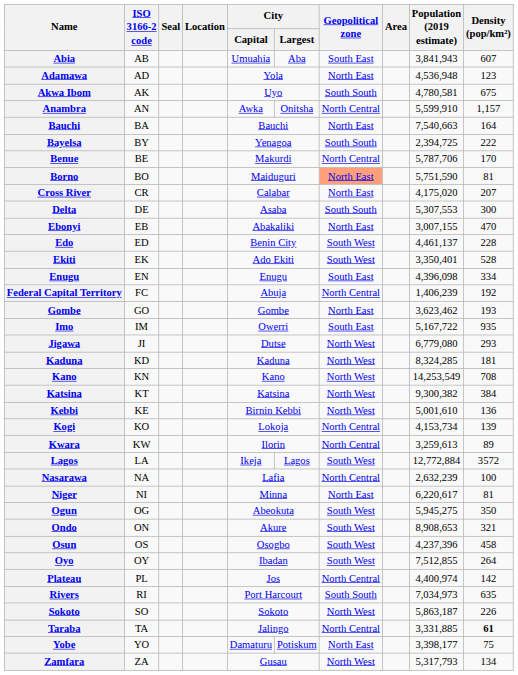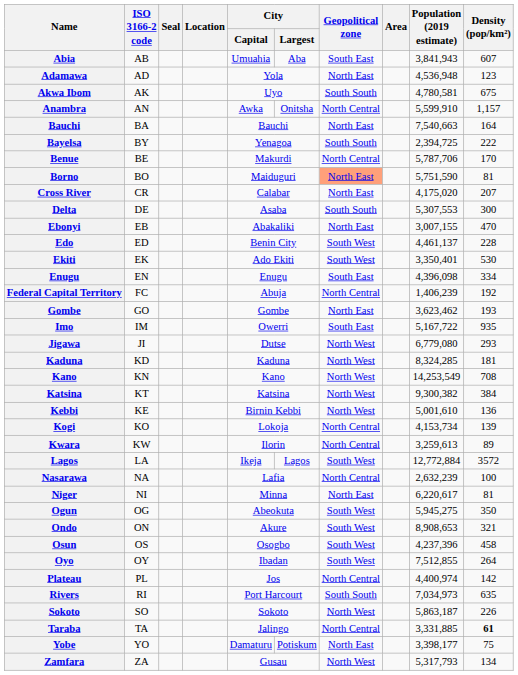(488, 259) 528 -> (488, 259) 530
